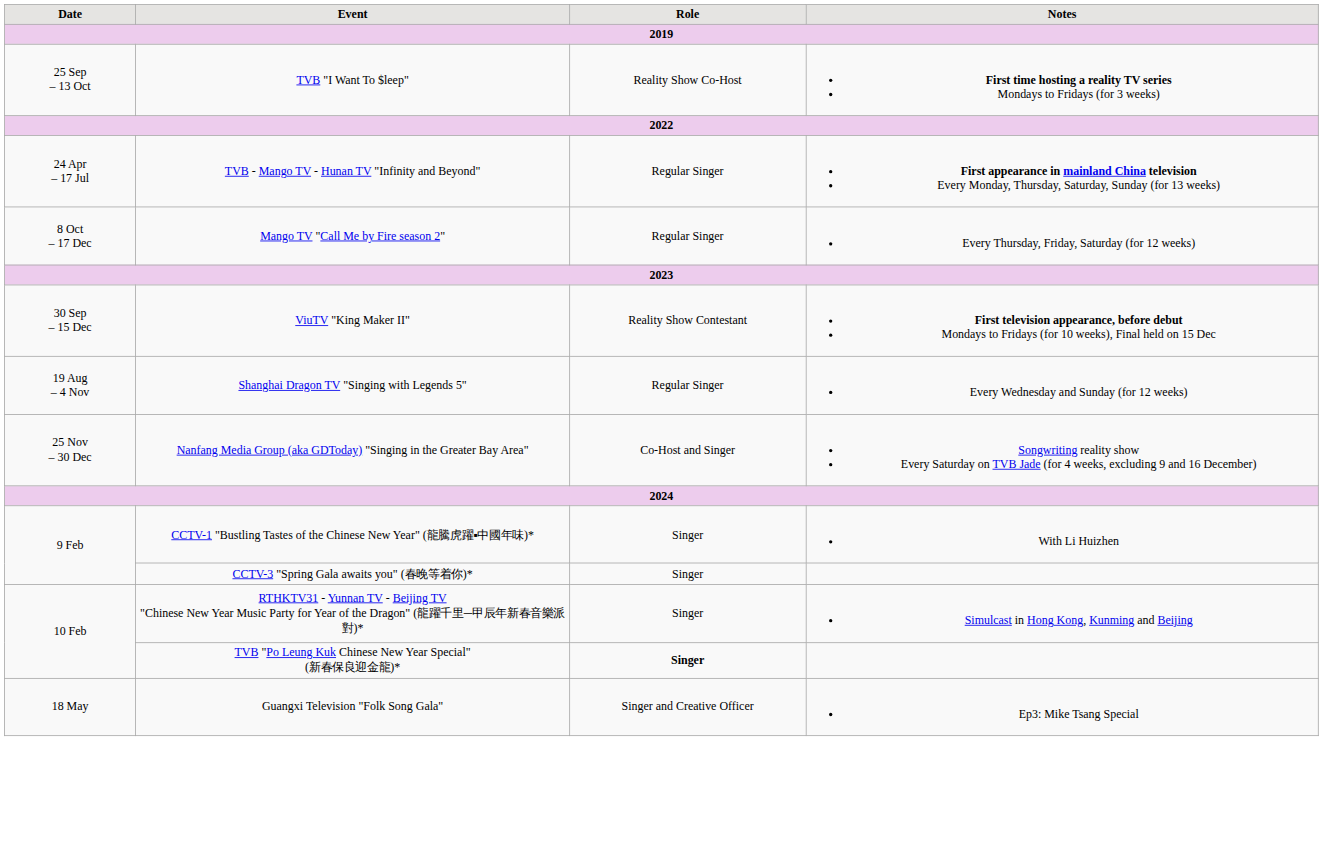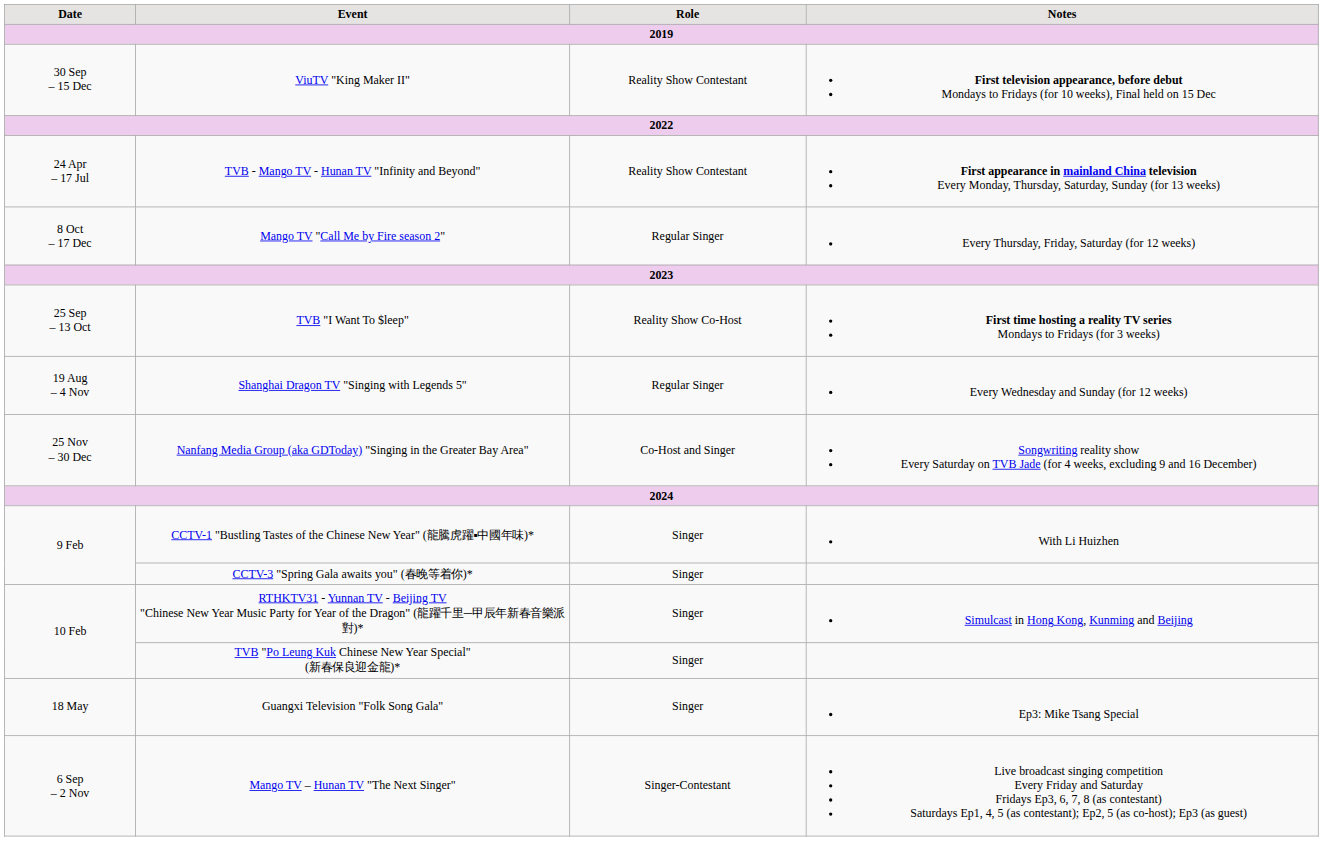rows swapped: (353, 321) <-> (353, 80)
(688, 171) Regular Singer -> (688, 171) Reality Show Contestant
(688, 660) bold -> (688, 660) normal
(688, 707) Singer and Creative Officer -> (688, 707) Singer
+ row: (353, 786)
